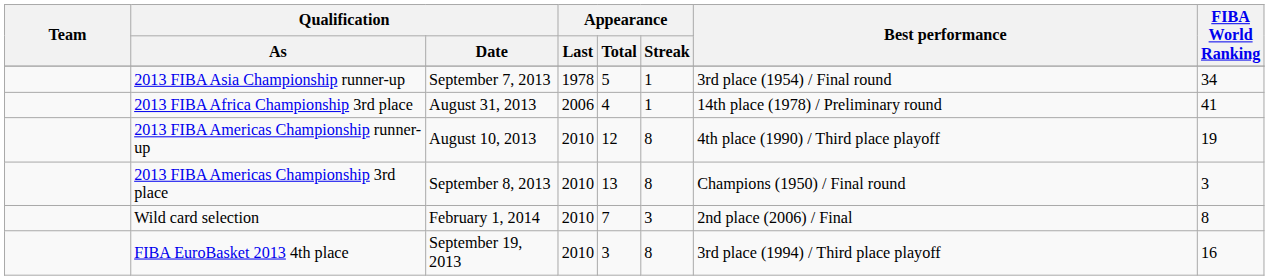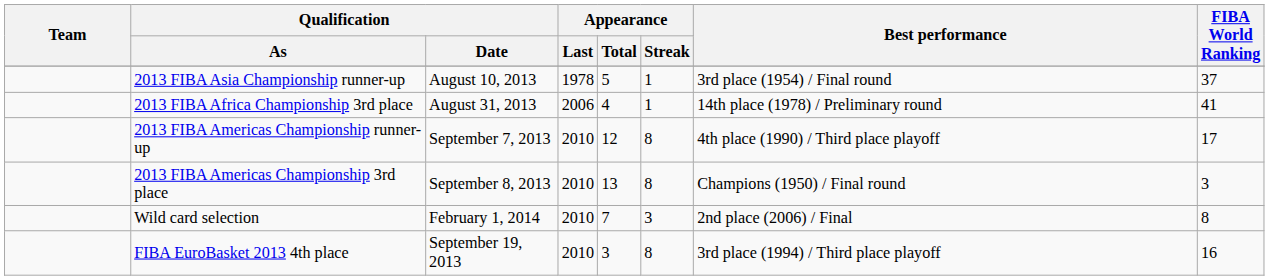(490, 79) September 7, 2013 -> (483, 79) August 10, 2013
(1209, 79) 34 -> (1209, 79) 37
(483, 139) August 10, 2013 -> (490, 139) September 7, 2013
(1209, 139) 19 -> (1209, 139) 17
